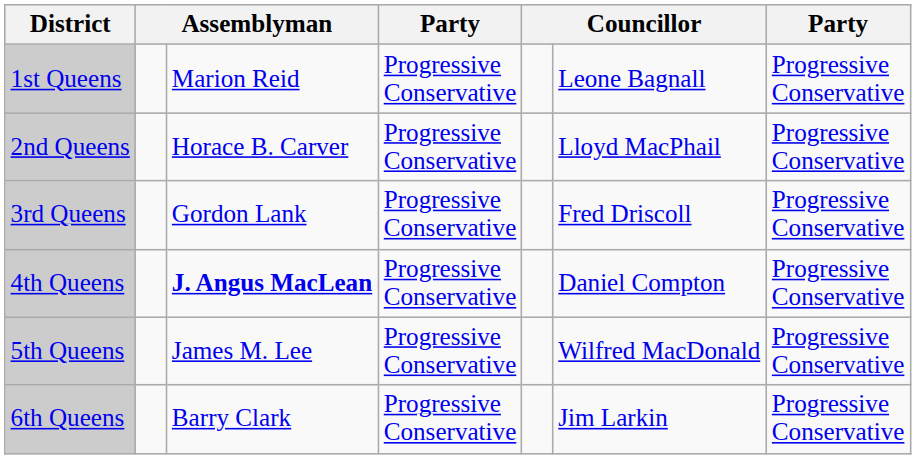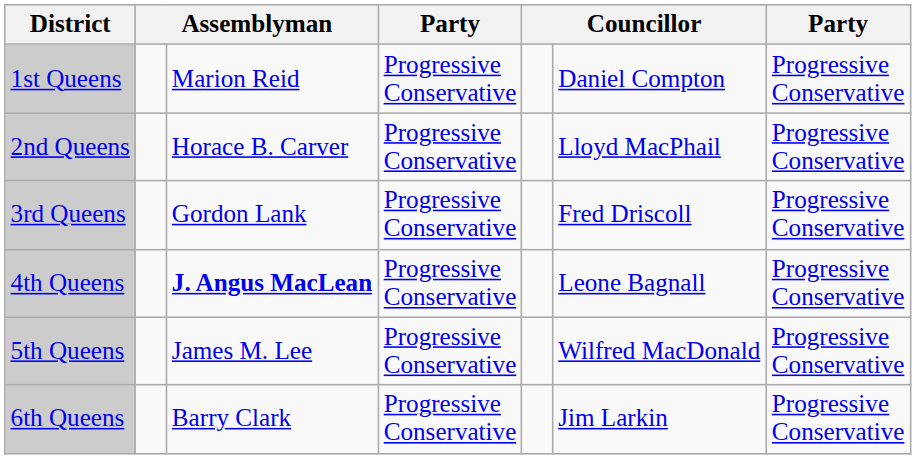(632, 78) Leone Bagnall -> (642, 78) Daniel Compton
(642, 282) Daniel Compton -> (632, 282) Leone Bagnall
